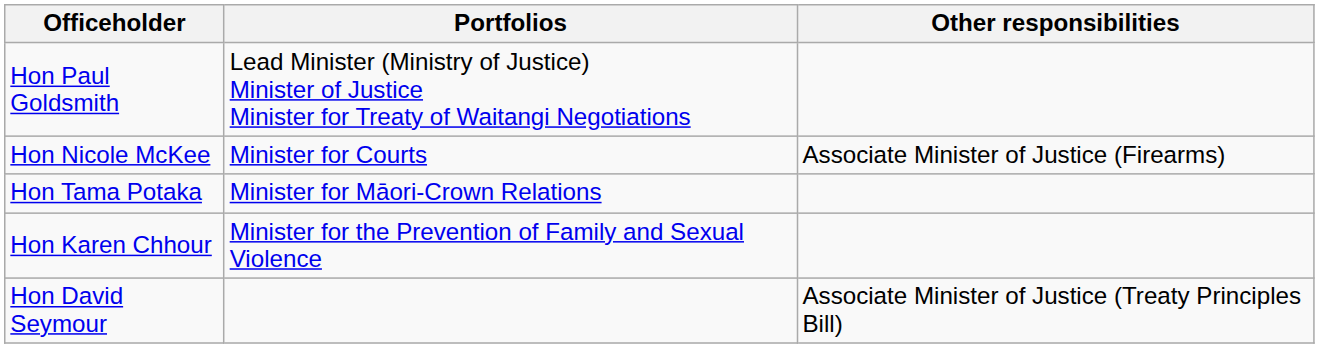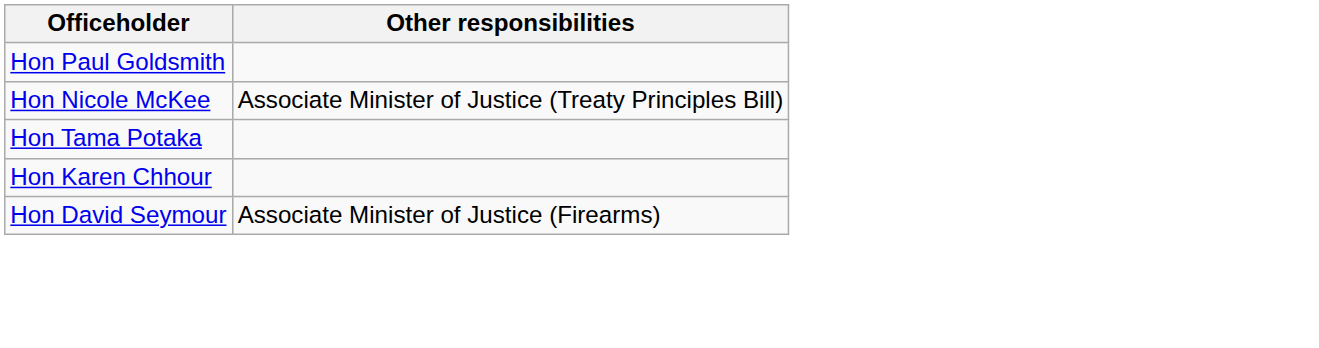- column: (510, 23)
(1014, 154) Associate Minister of Justice (Firearms) -> (510, 100) Associate Minister of Justice (Treaty Principles Bill)
(1052, 310) Associate Minister of Justice (Treaty Principles Bill) -> (449, 215) Associate Minister of Justice (Firearms)
